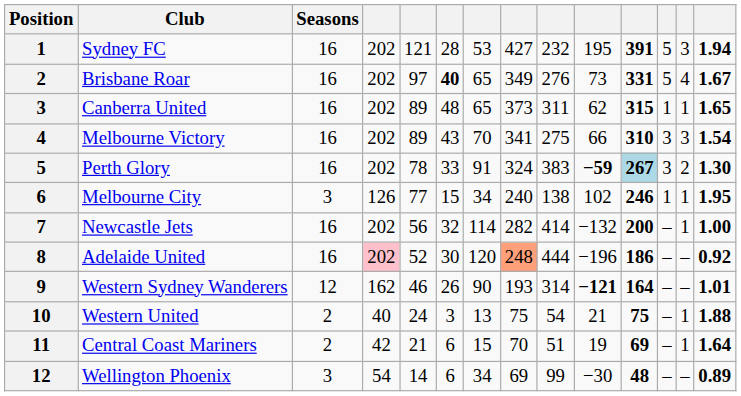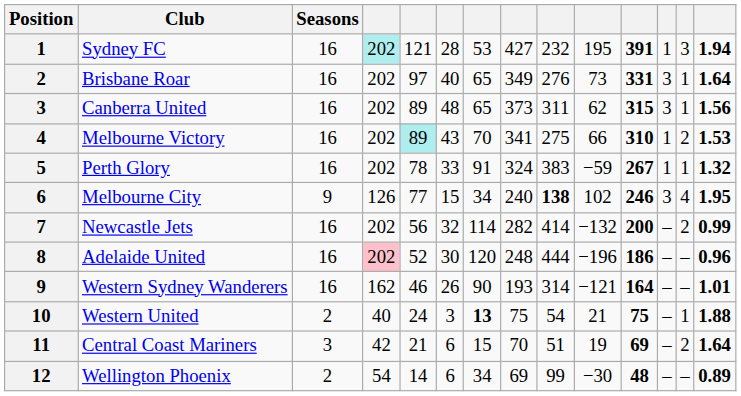(381, 49) no background -> (381, 49) paleturquoise background
(667, 49) 5 -> (667, 49) 1
(450, 78) bold -> (450, 78) normal
(667, 78) 5 -> (667, 78) 3
(685, 78) 4 -> (685, 78) 1
(715, 78) 1.67 -> (715, 78) 1.64
(667, 108) 1 -> (667, 108) 3
(715, 108) 1.65 -> (715, 108) 1.56
(418, 138) no background -> (418, 138) paleturquoise background
(667, 138) 3 -> (667, 138) 1
(685, 138) 3 -> (685, 138) 2
(715, 138) 1.54 -> (715, 138) 1.53
(598, 167) bold -> (598, 167) normal
(640, 167) lightblue background -> (640, 167) no background
(667, 167) 3 -> (667, 167) 1
(685, 167) 2 -> (685, 167) 1
(715, 167) 1.30 -> (715, 167) 1.32
(327, 197) 3 -> (327, 197) 9
(556, 197) normal -> (556, 197) bold
(667, 197) 1 -> (667, 197) 3
(685, 197) 1 -> (685, 197) 4
(685, 227) 1 -> (685, 227) 2
(715, 227) 1.00 -> (715, 227) 0.99
(519, 256) lightsalmon background -> (519, 256) no background
(715, 256) 0.92 -> (715, 256) 0.96
(327, 286) 12 -> (327, 286) 16
(598, 286) bold -> (598, 286) normal
(482, 316) normal -> (482, 316) bold
(327, 345) 2 -> (327, 345) 3
(685, 345) 1 -> (685, 345) 2
(327, 375) 3 -> (327, 375) 2
